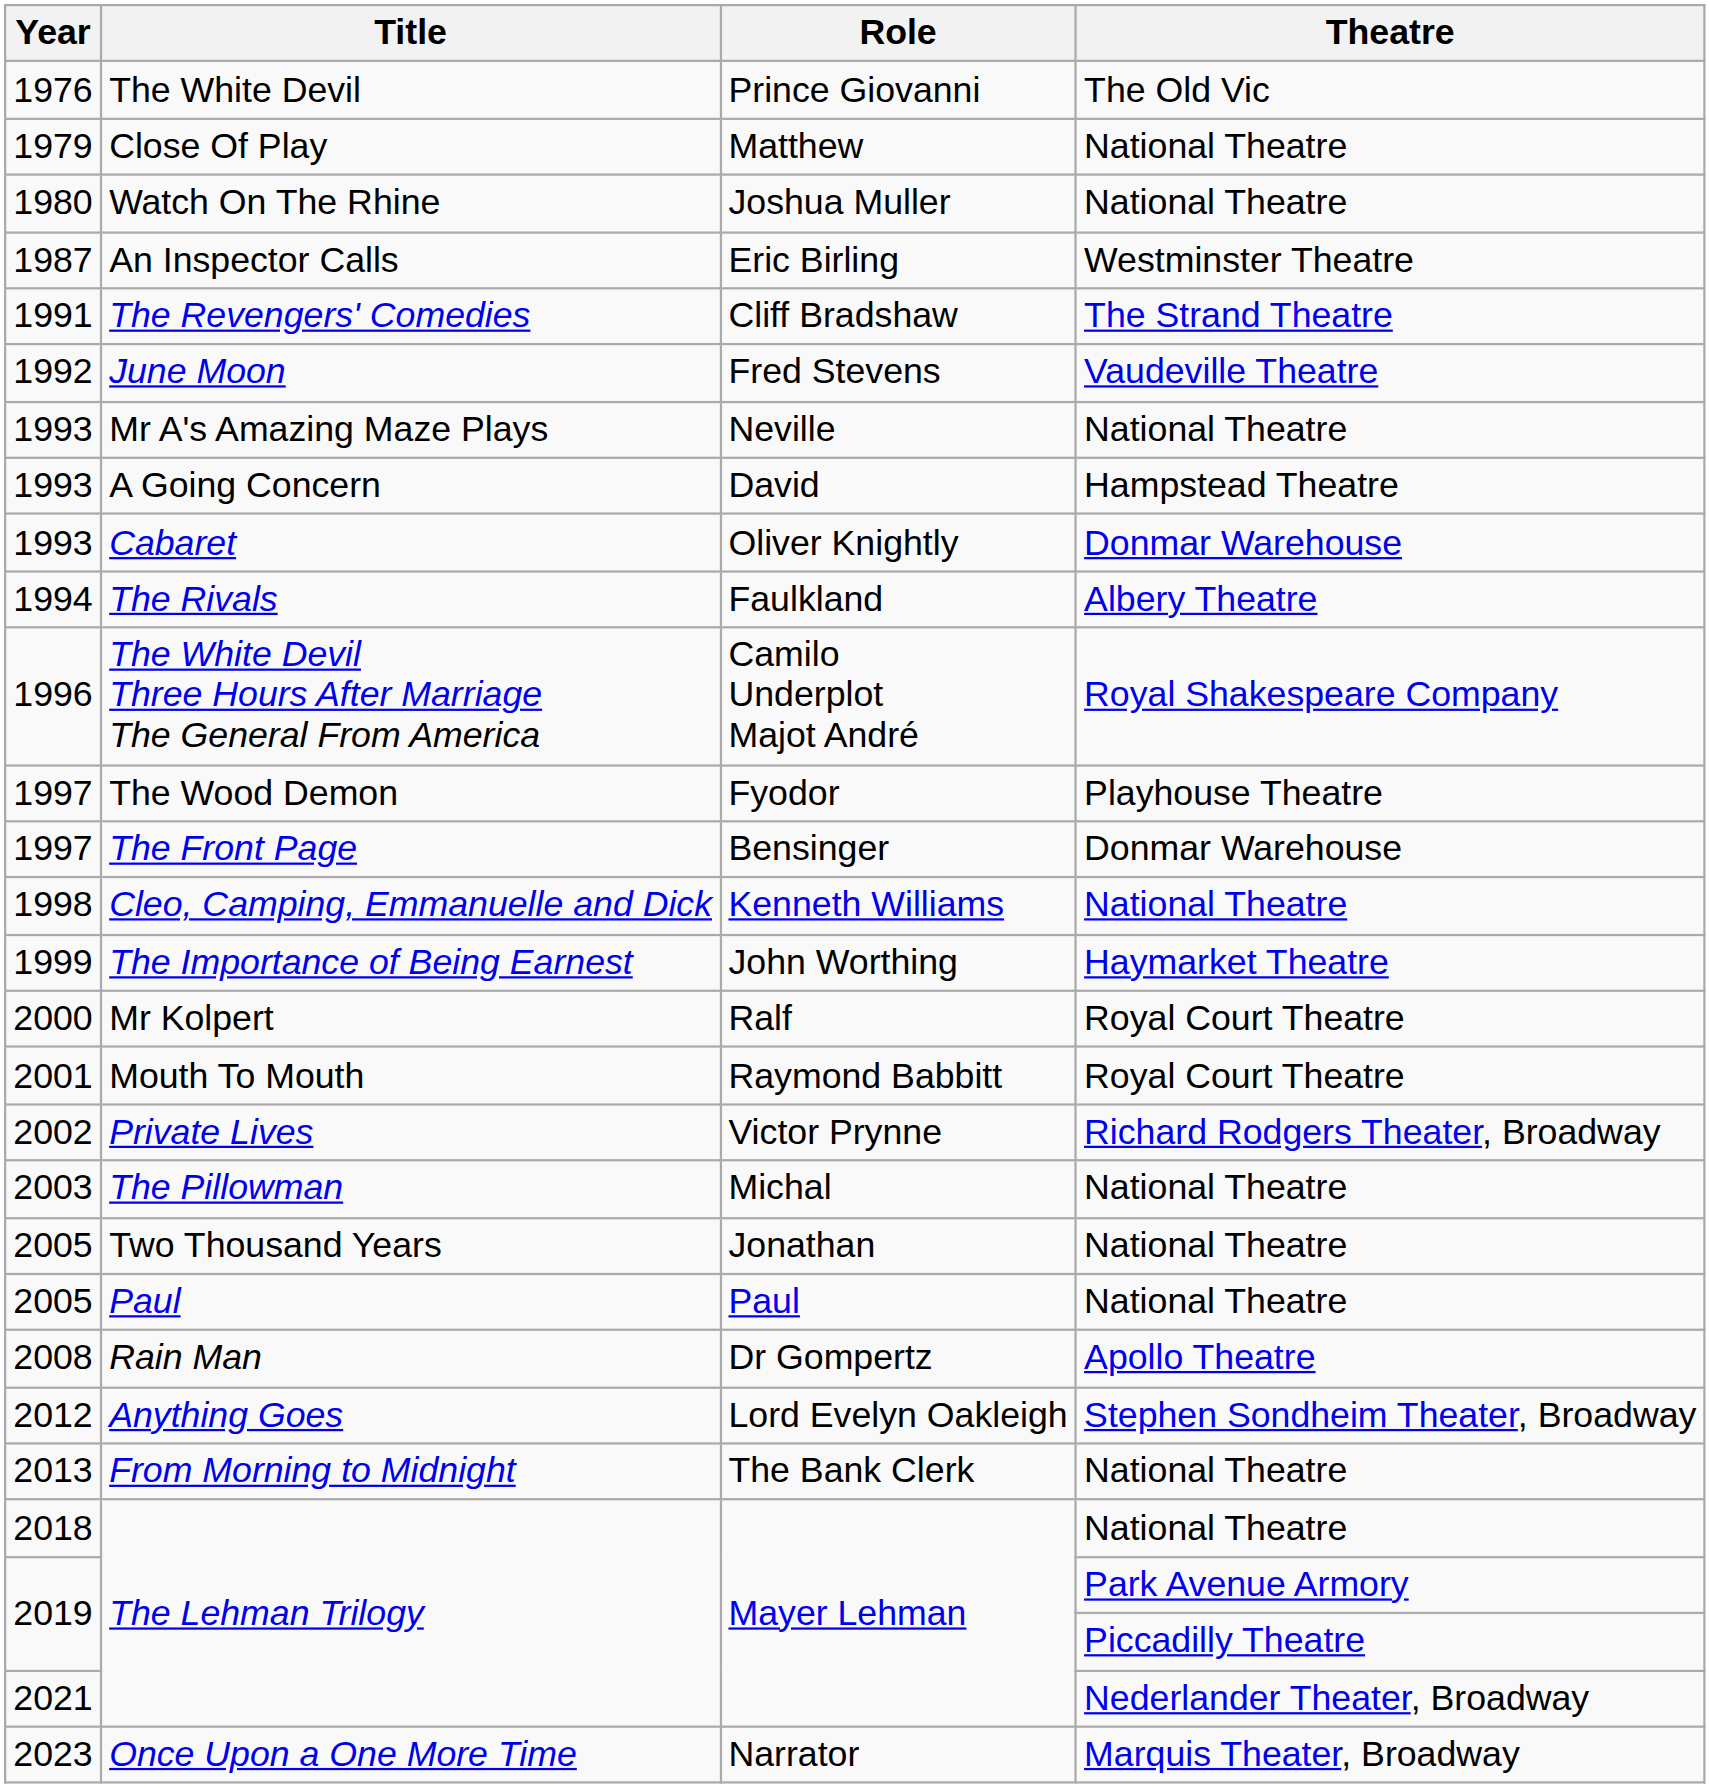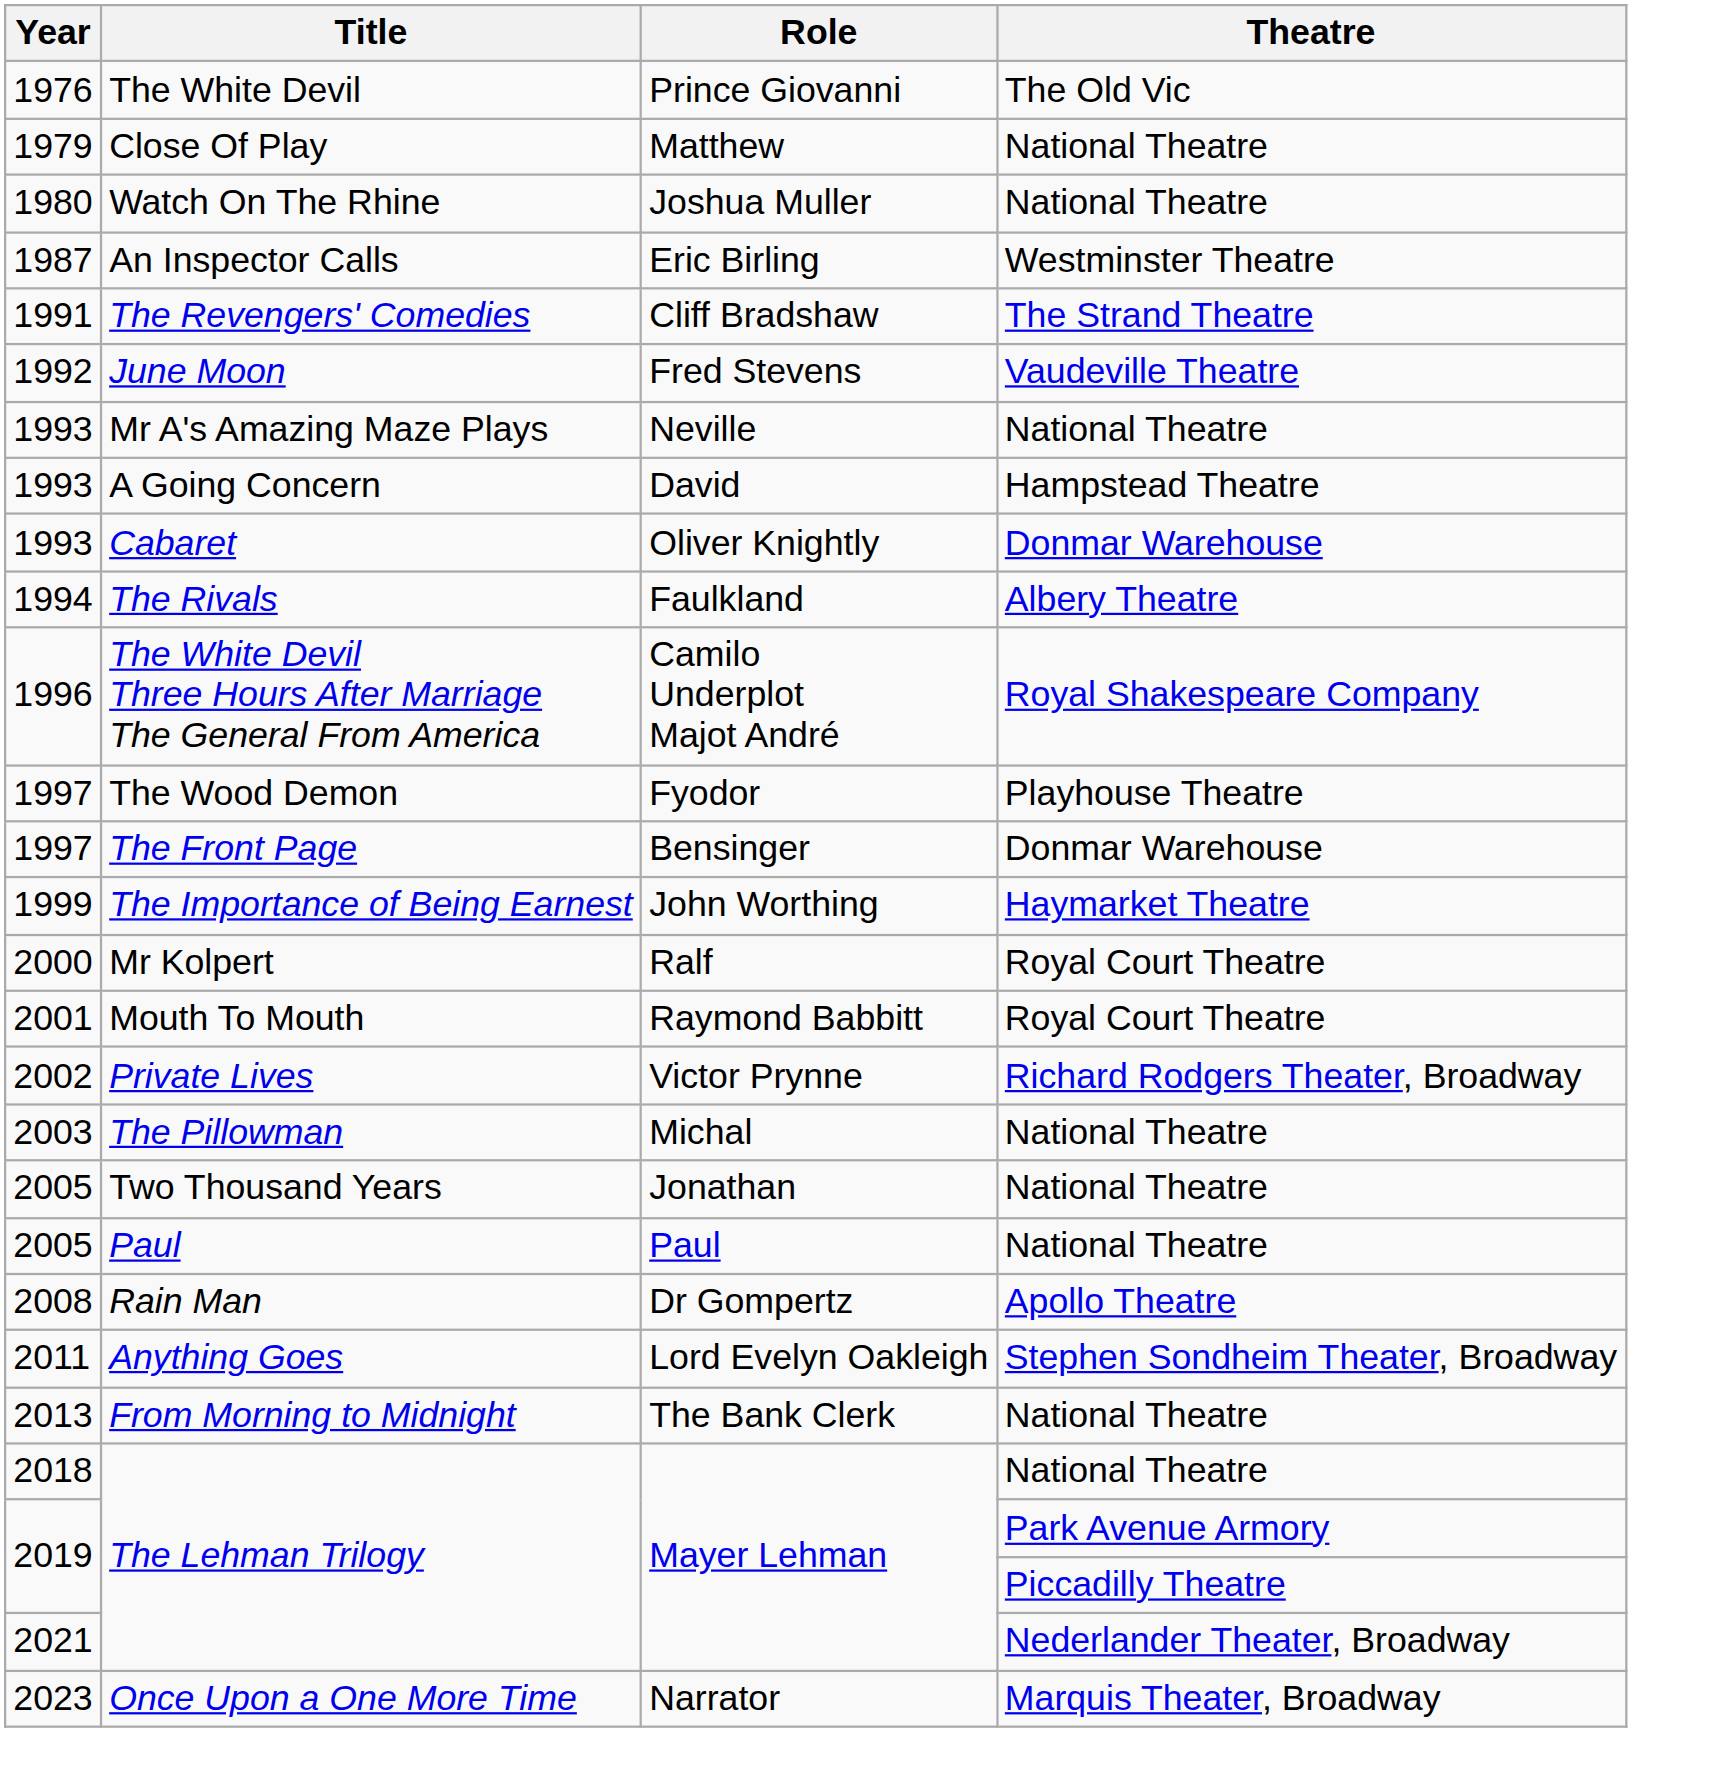- row: (411, 905)
(53, 1414) 2012 -> (52, 1357) 2011
